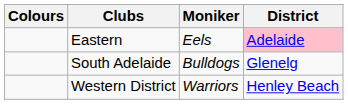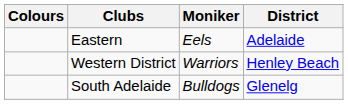(275, 39) pink background -> (275, 39) no background
rows swapped: (121, 63) <-> (123, 87)
